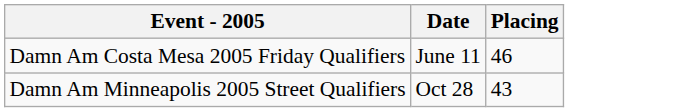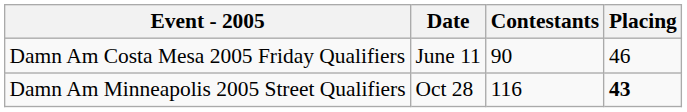+ column: (545, 21)
(501, 89) normal -> (620, 89) bold
